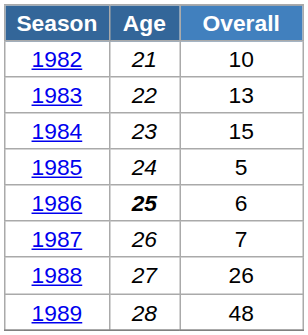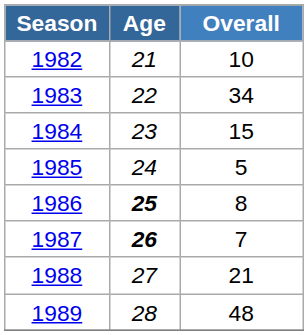(241, 95) 13 -> (241, 95) 34
(241, 203) 6 -> (241, 203) 8
(144, 240) normal -> (144, 240) bold
(241, 276) 26 -> (241, 276) 21
